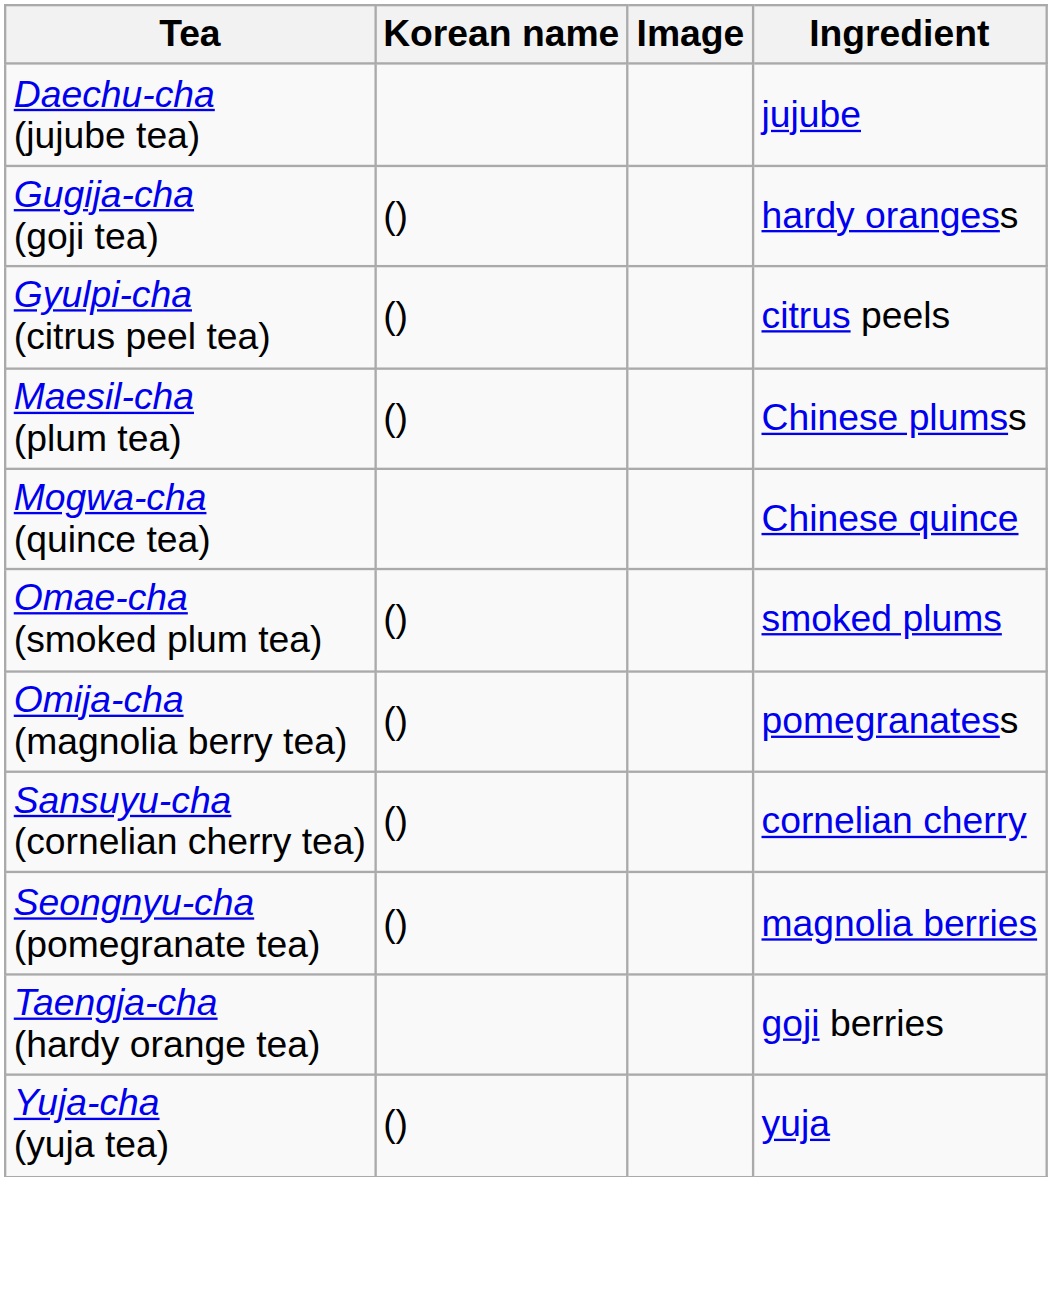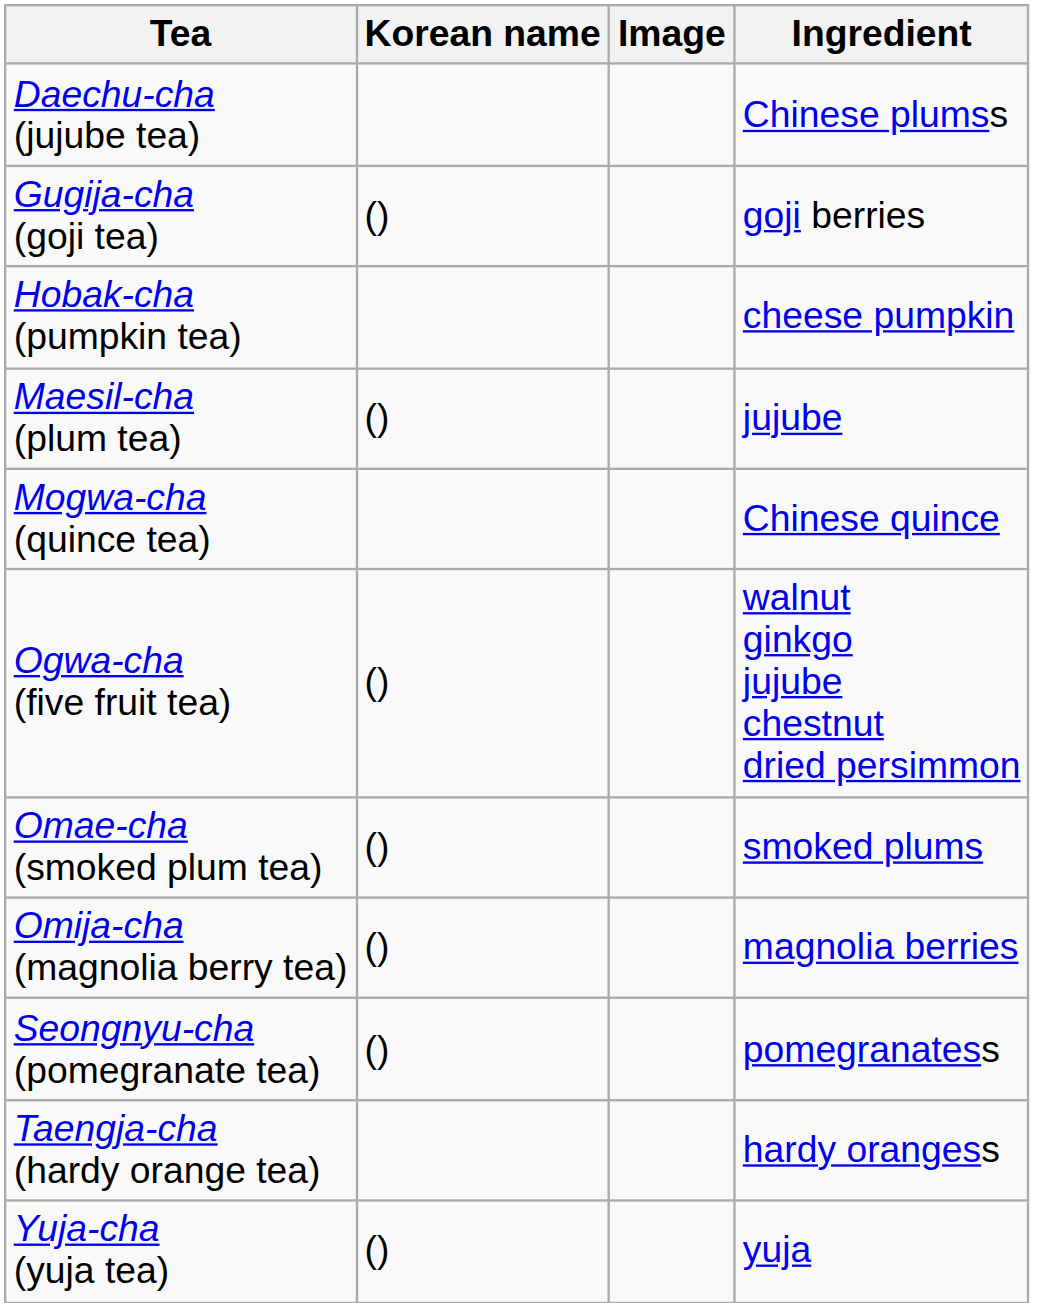(811, 114) jujube -> (875, 114) Chinese plumss
(890, 215) hardy orangess -> (834, 215) goji berries
- row: (142, 316)
+ row: (128, 316)
(894, 417) Chinese plumss -> (793, 417) jujube
+ row: (123, 682)
(890, 720) pomegranatess -> (881, 947) magnolia berries
- row: (190, 821)
(899, 922) magnolia berries -> (871, 1048) pomegranatess
(853, 1023) goji berries -> (871, 1149) hardy orangess
